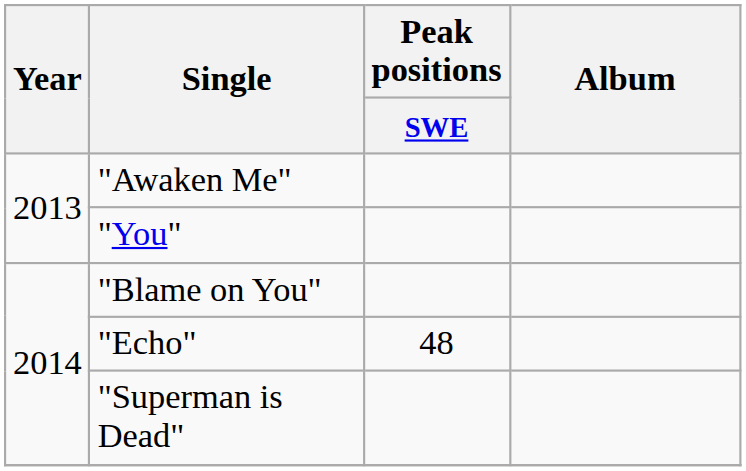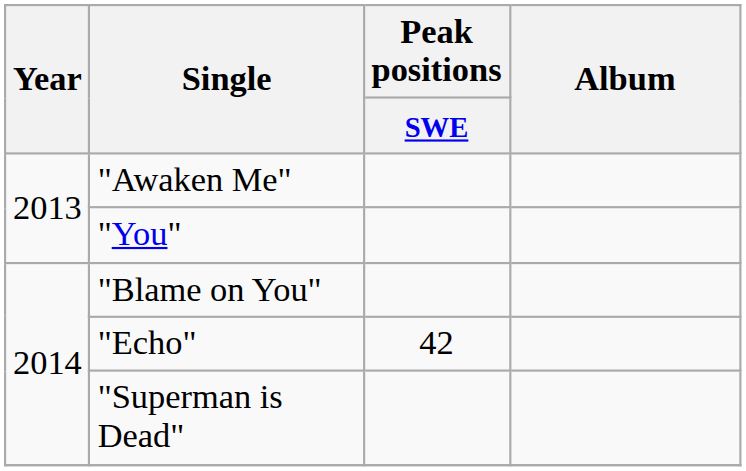(437, 343) 48 -> (437, 343) 42
